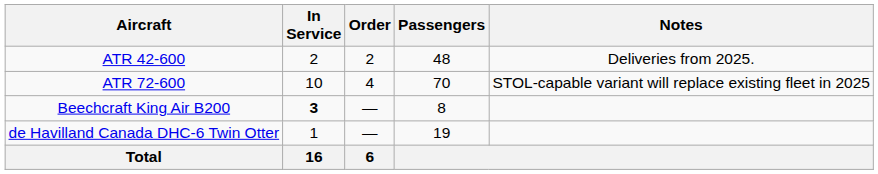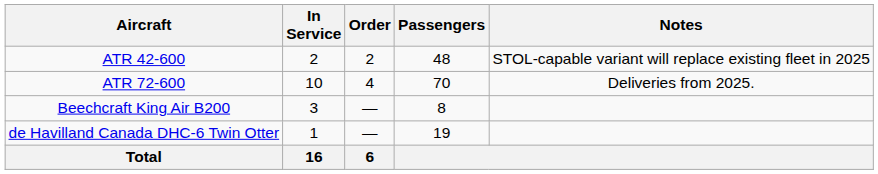(681, 58) Deliveries from 2025. -> (681, 58) STOL-capable variant will replace existing fleet in 2025
(681, 83) STOL-capable variant will replace existing fleet in 2025 -> (681, 83) Deliveries from 2025.
(314, 108) bold -> (314, 108) normal
